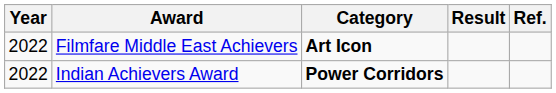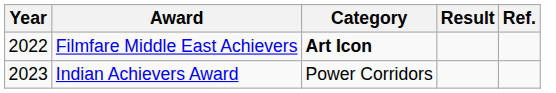(28, 74) 2022 -> (28, 74) 2023
(375, 74) bold -> (369, 74) normal
